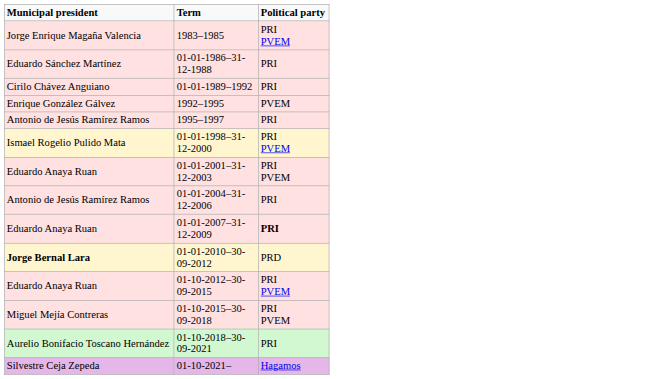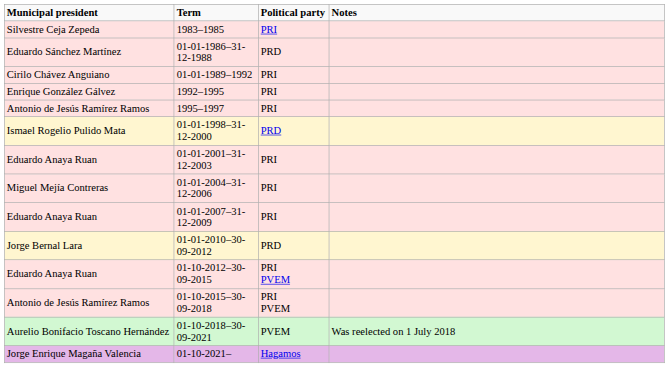+ column: (344, 12)
(74, 35) Jorge Enrique Magaña Valencia -> (53, 29) Silvestre Ceja Zepeda
(275, 35) PRI PVEM -> (269, 29) PRI
(269, 64) PRI -> (271, 52) PRD
(275, 103) PVEM -> (269, 91) PRI
(275, 143) PRI PVEM -> (271, 131) PRD
(275, 171) PRI PVEM -> (269, 159) PRI
(78, 200) Antonio de Jesús Ramírez Ramos -> (58, 188) Miguel Mejía Contreras
(270, 228) bold -> (269, 217) normal
(48, 257) bold -> (44, 245) normal
(58, 314) Miguel Mejía Contreras -> (78, 302) Antonio de Jesús Ramírez Ramos
(269, 343) PRI -> (275, 331) PVEM
(53, 366) Silvestre Ceja Zepeda -> (74, 354) Jorge Enrique Magaña Valencia
